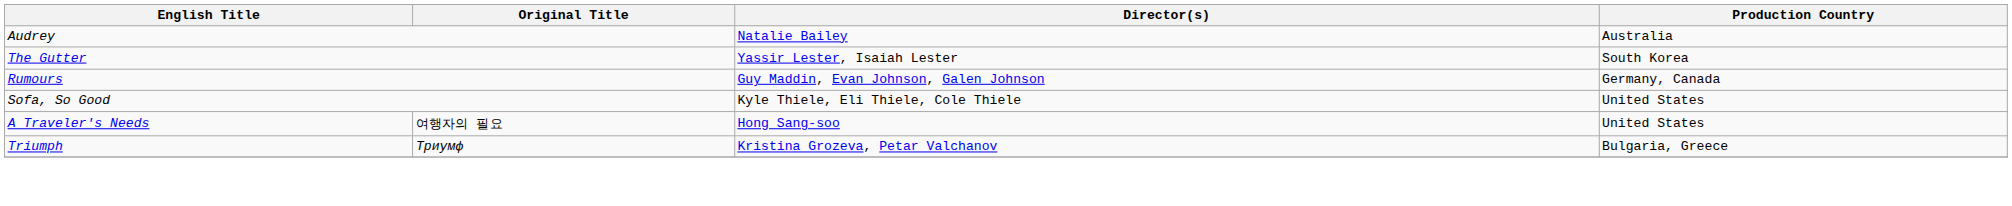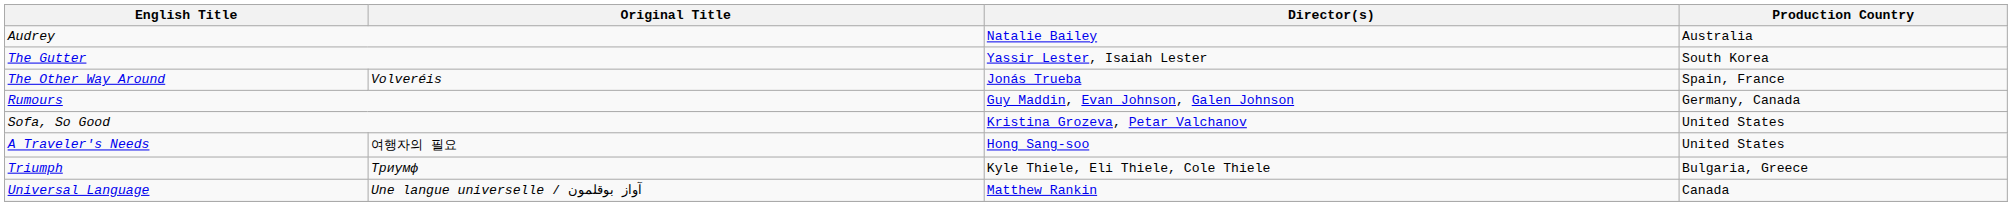+ row: (86, 79)
(879, 101) Kyle Thiele, Eli Thiele, Cole Thiele -> (1117, 122) Kristina Grozeva, Petar Valchanov
(867, 147) Kristina Grozeva, Petar Valchanov -> (1129, 168) Kyle Thiele, Eli Thiele, Cole Thiele
+ row: (79, 190)
